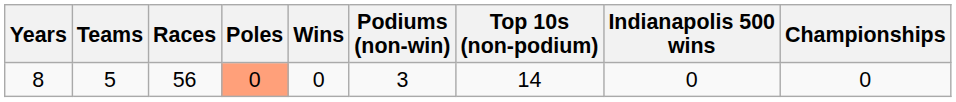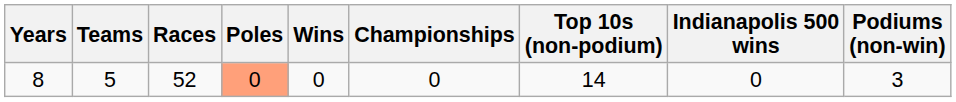columns swapped: (402, 34) <-> (865, 34)
(185, 80) 56 -> (185, 80) 52
